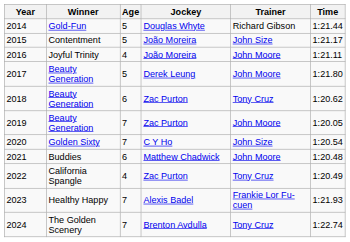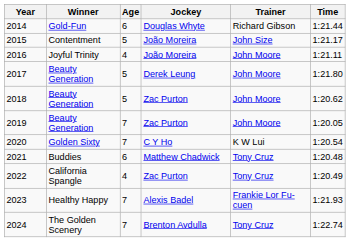(125, 26) 5 -> (125, 26) 6
(125, 99) 6 -> (125, 99) 5
(253, 99) Tony Cruz -> (257, 99) John Moore
(253, 142) John Size -> (249, 142) K W Lui
(257, 157) John Moore -> (253, 157) Tony Cruz
